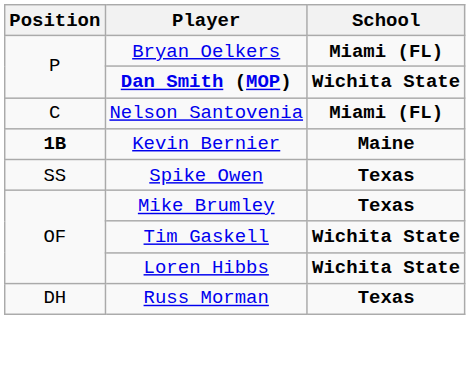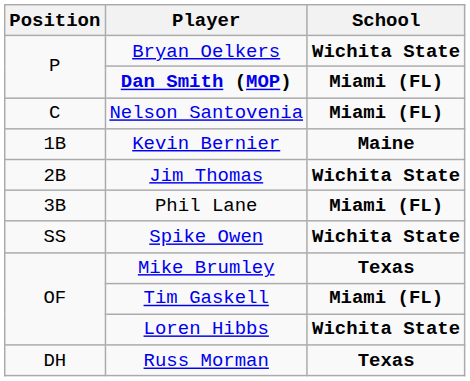(386, 51) Miami (FL) -> (386, 51) Wichita State
(386, 82) Wichita State -> (386, 82) Miami (FL)
(55, 144) bold -> (55, 144) normal
+ row: (206, 175)
+ row: (206, 206)
(386, 175) Texas -> (386, 237) Wichita State
(386, 237) Wichita State -> (386, 299) Miami (FL)
